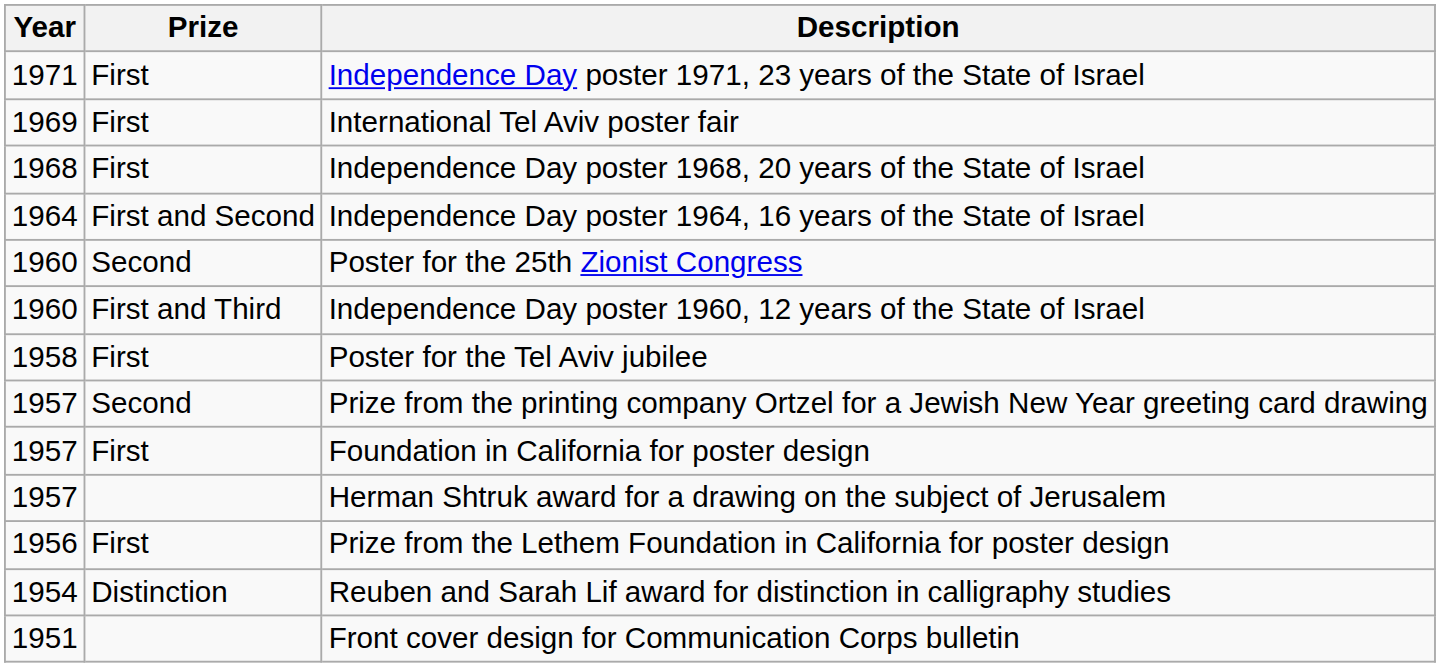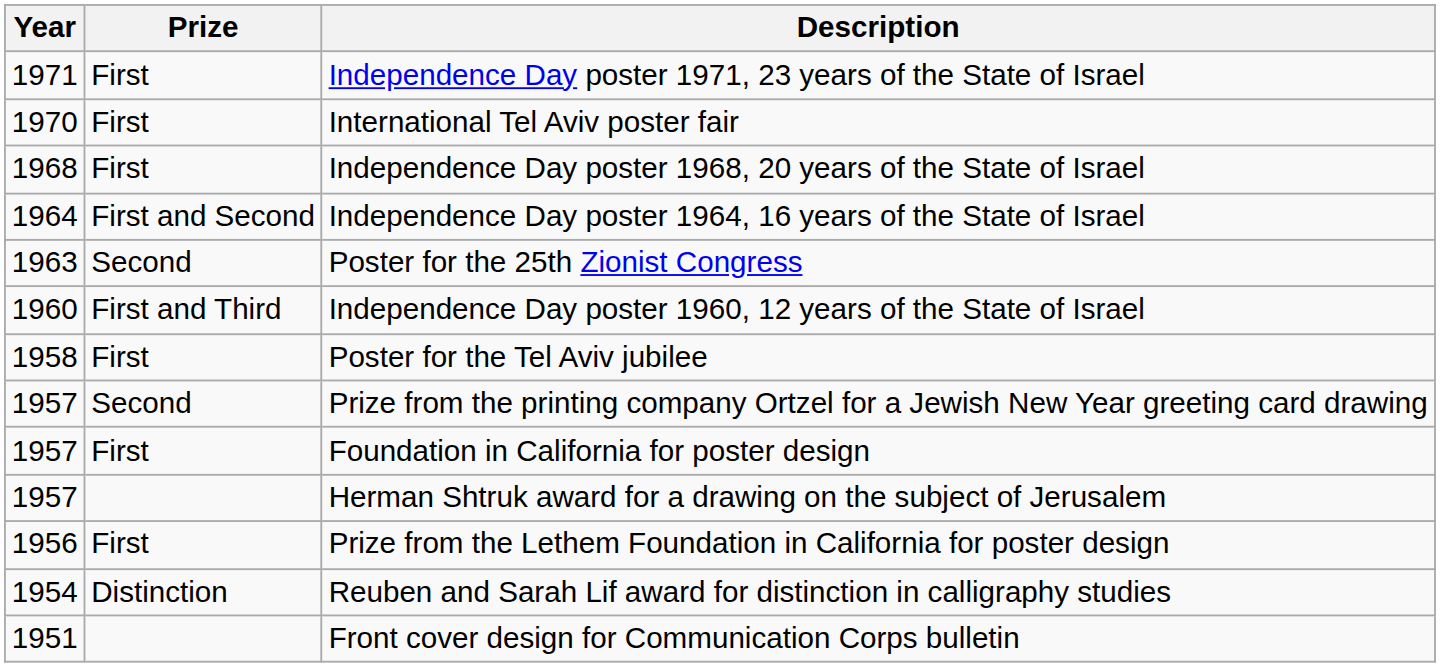(45, 121) 1969 -> (45, 121) 1970
(45, 262) 1960 -> (45, 262) 1963
